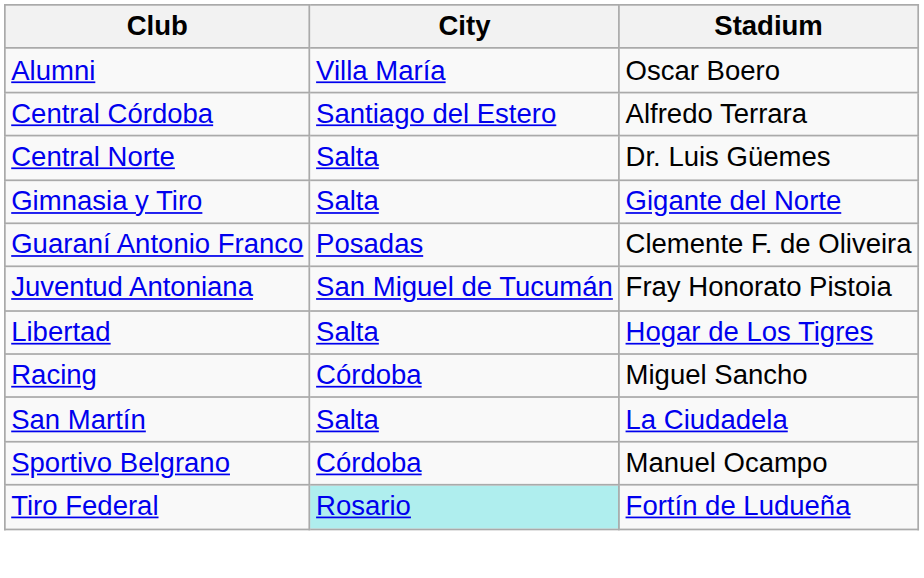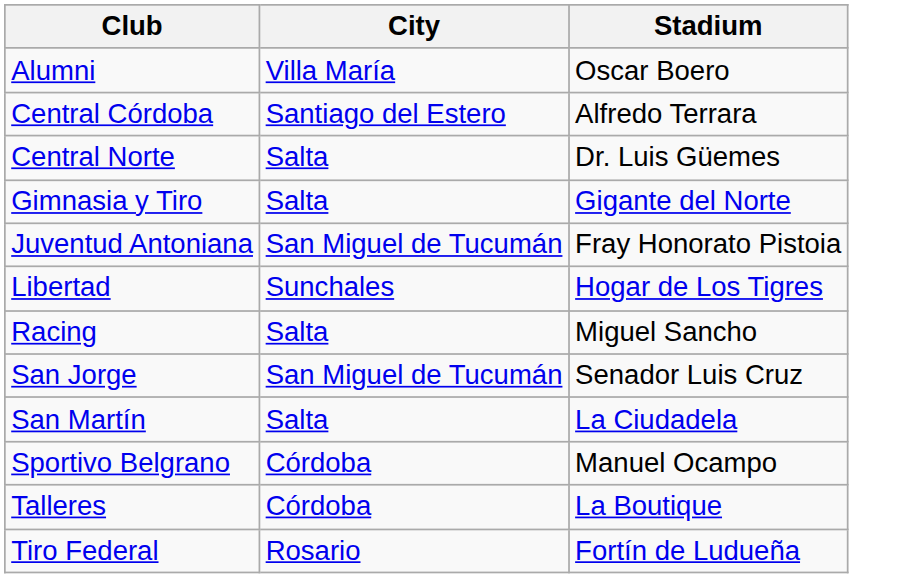- row: (157, 244)
(347, 331) Salta -> (330, 288) Sunchales
(369, 375) Córdoba -> (297, 331) Salta
+ row: (74, 375)
+ row: (59, 506)
(364, 506) paleturquoise background -> (313, 550) no background
